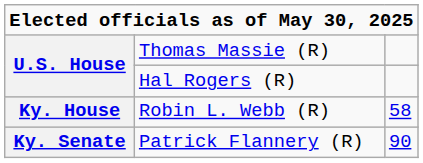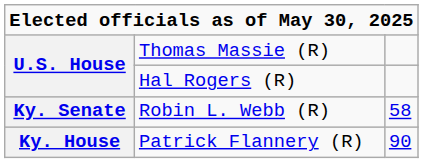(70, 112) Ky. House -> (70, 112) Ky. Senate
(70, 142) Ky. Senate -> (70, 142) Ky. House
